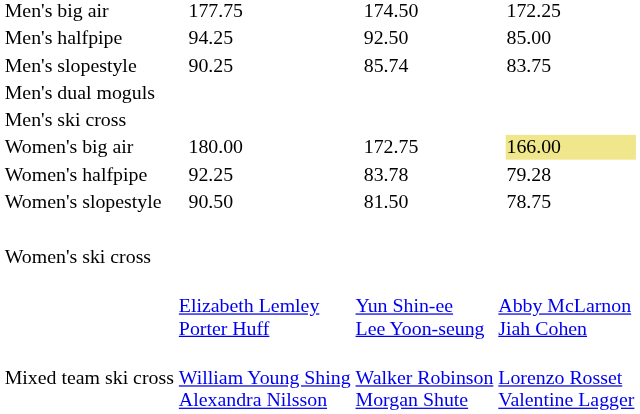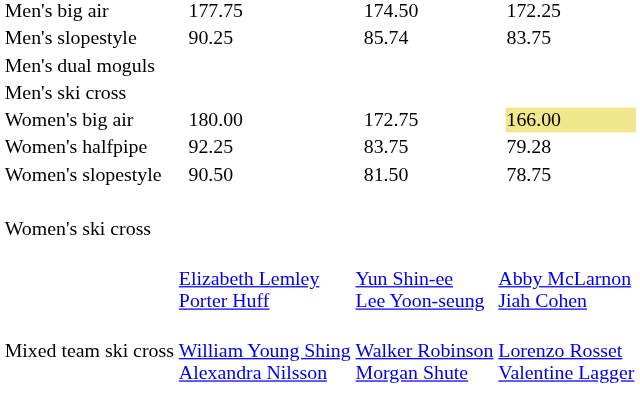- row: (64, 38)
(386, 174) 83.78 -> (386, 147) 83.75
